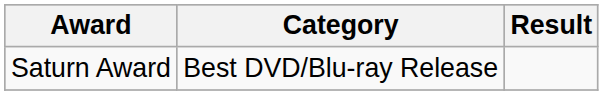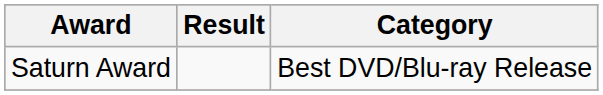columns swapped: (341, 25) <-> (551, 25)
